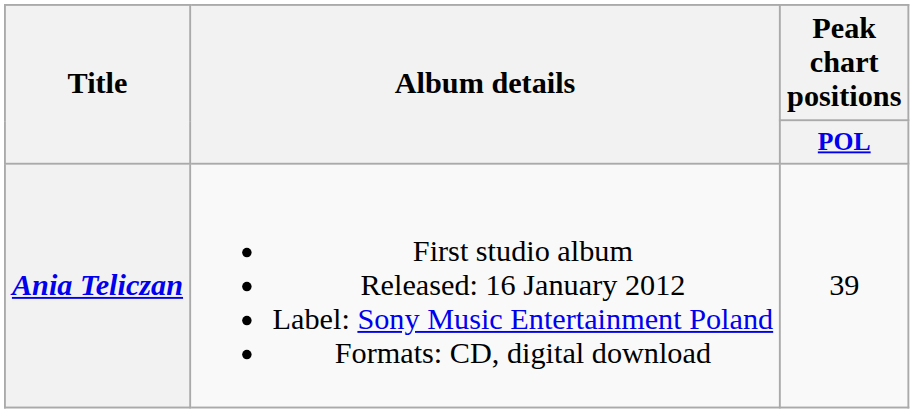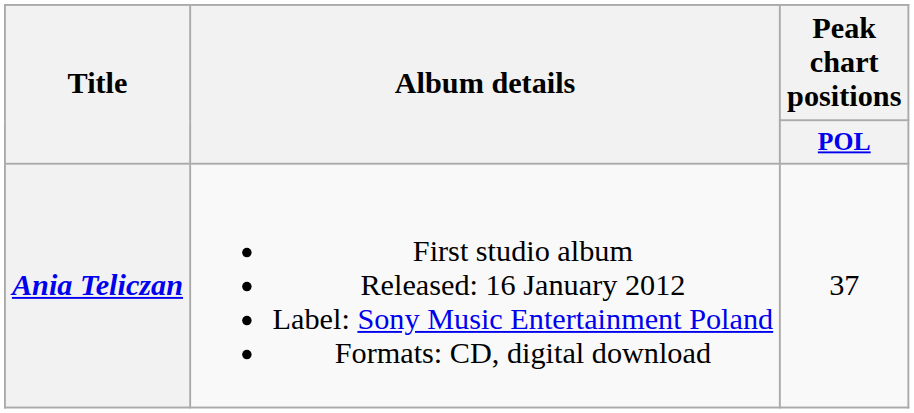(844, 285) 39 -> (844, 285) 37
